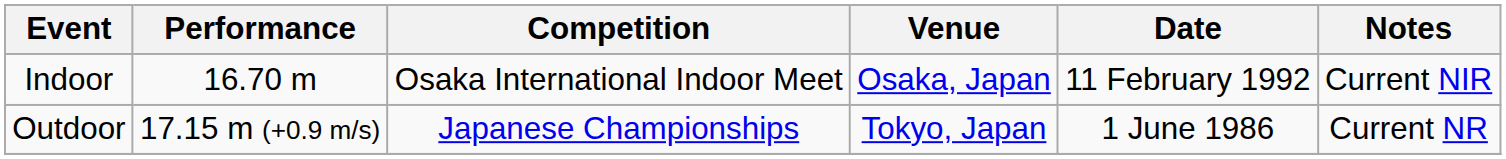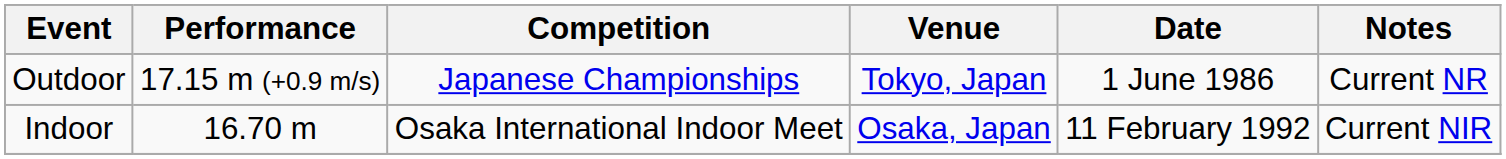rows swapped: (69, 128) <-> (69, 79)
